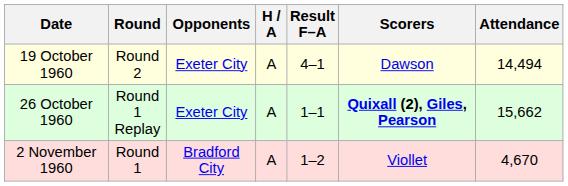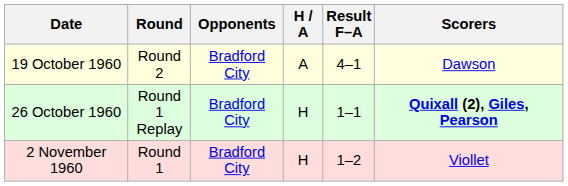- column: (519, 24)
(211, 64) Exeter City -> (237, 64) Bradford City
(211, 112) Exeter City -> (237, 112) Bradford City
(271, 112) A -> (303, 112) H
(271, 160) A -> (303, 160) H
